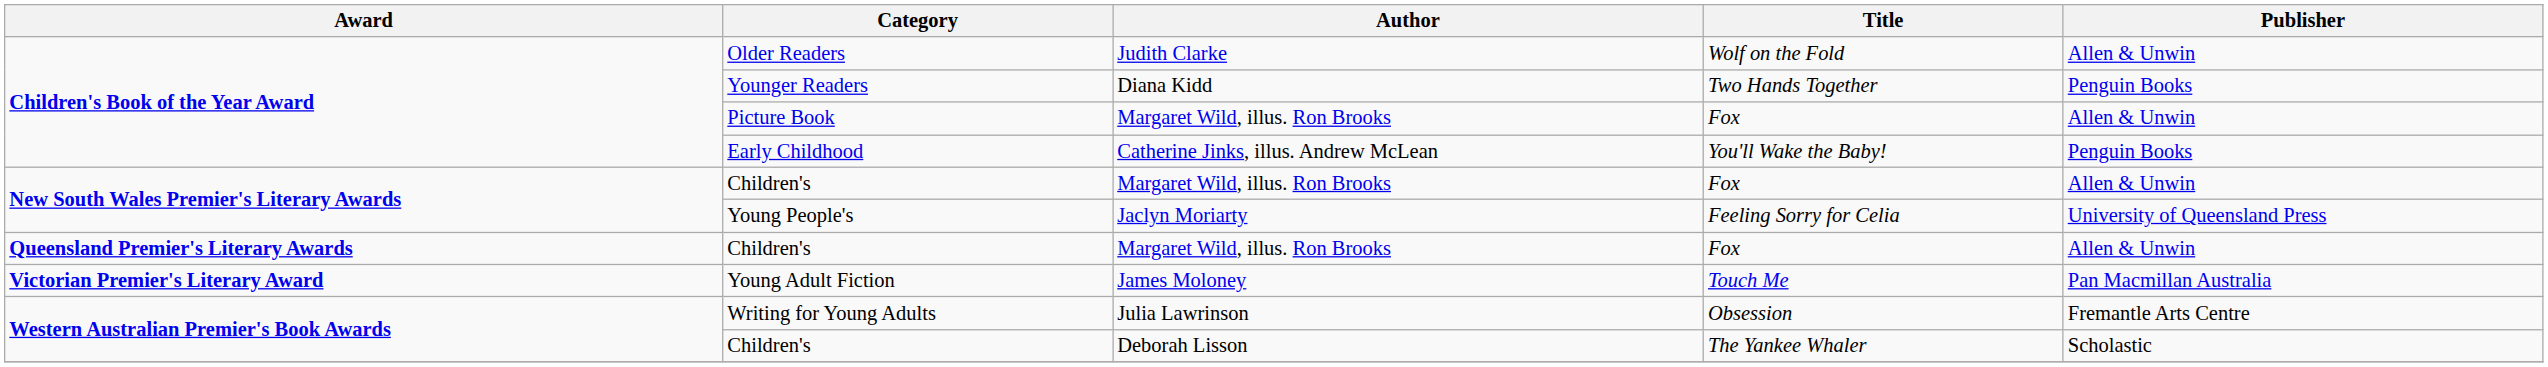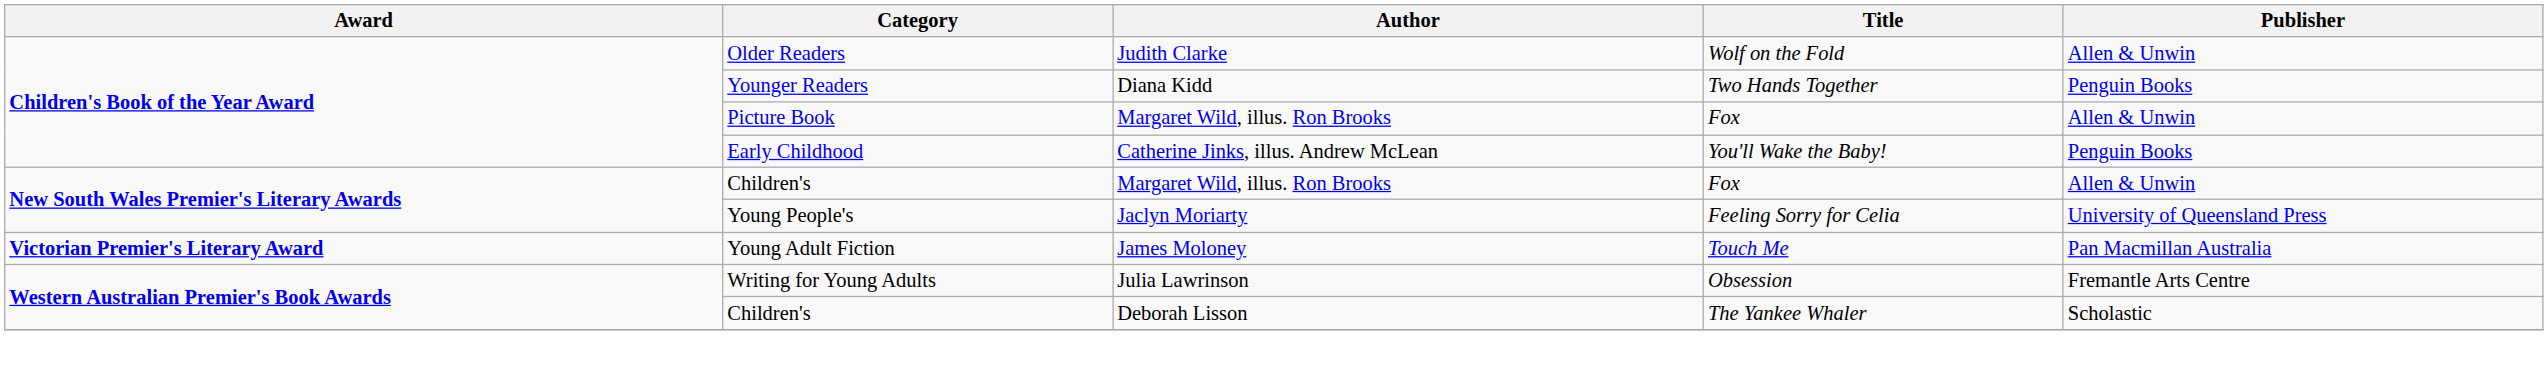- row: (181, 248)
